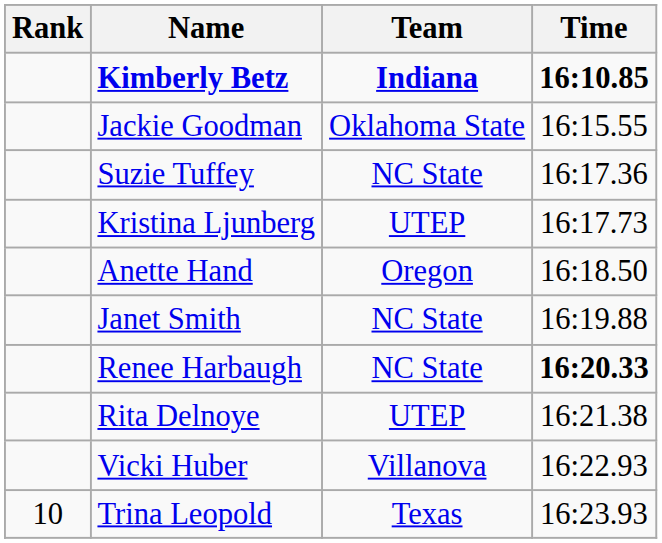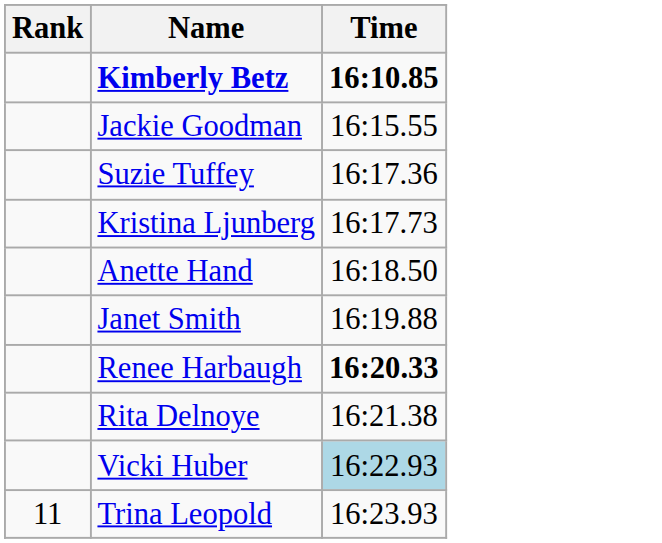- column: (427, 28)
(594, 464) no background -> (384, 464) lightblue background
(48, 513) 10 -> (48, 513) 11
